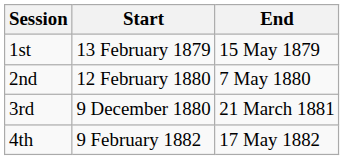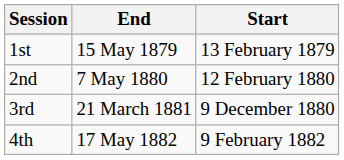columns swapped: (144, 19) <-> (277, 19)
